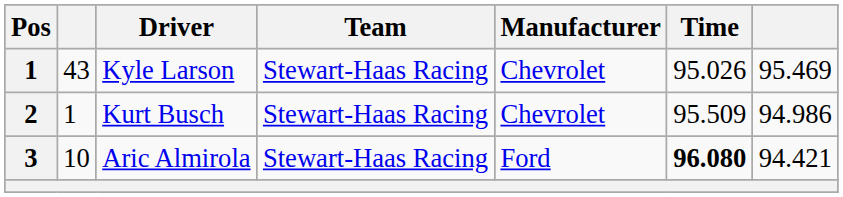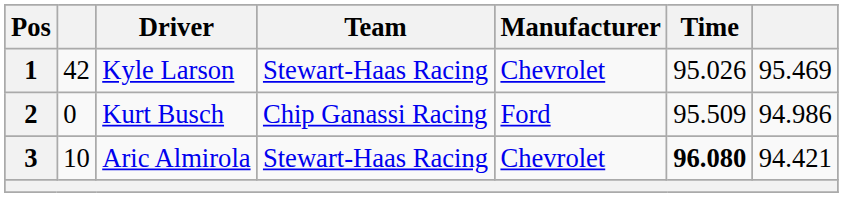(77, 70) 43 -> (77, 70) 42
(70, 114) 1 -> (70, 114) 0
(376, 114) Stewart-Haas Racing -> (375, 114) Chip Ganassi Racing
(553, 114) Chevrolet -> (526, 114) Ford
(526, 158) Ford -> (553, 158) Chevrolet
